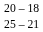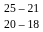rows swapped: (22, 8) <-> (22, 24)
